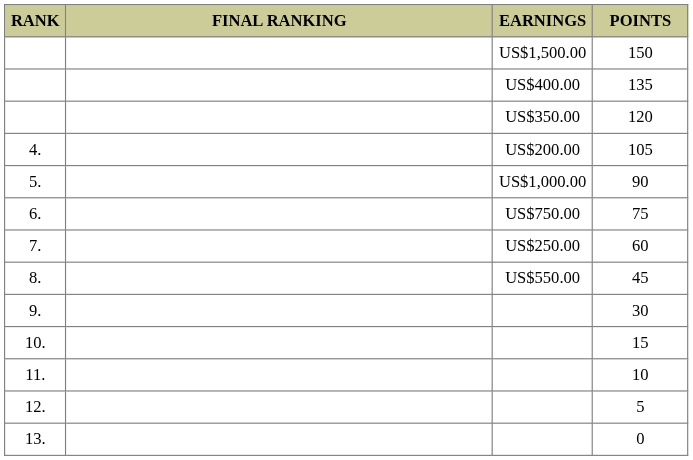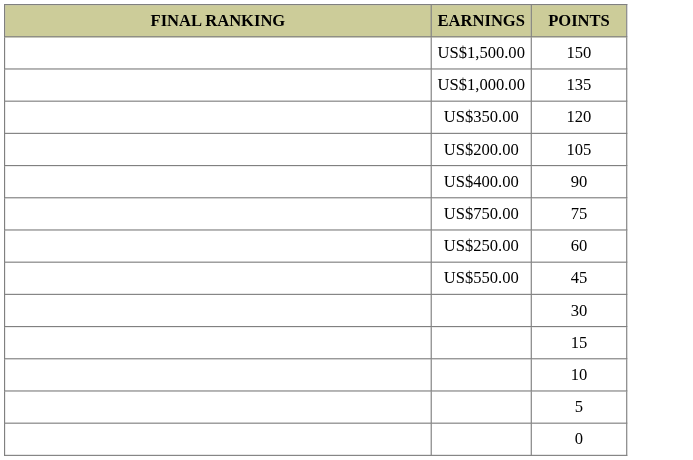- column: (35, 20)
(543, 84) US$400.00 -> (481, 84) US$1,000.00
(543, 181) US$1,000.00 -> (481, 181) US$400.00
